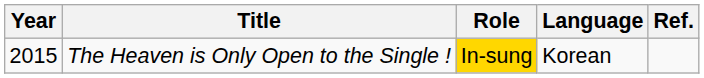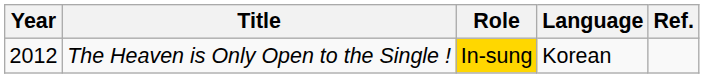(33, 55) 2015 -> (33, 55) 2012
